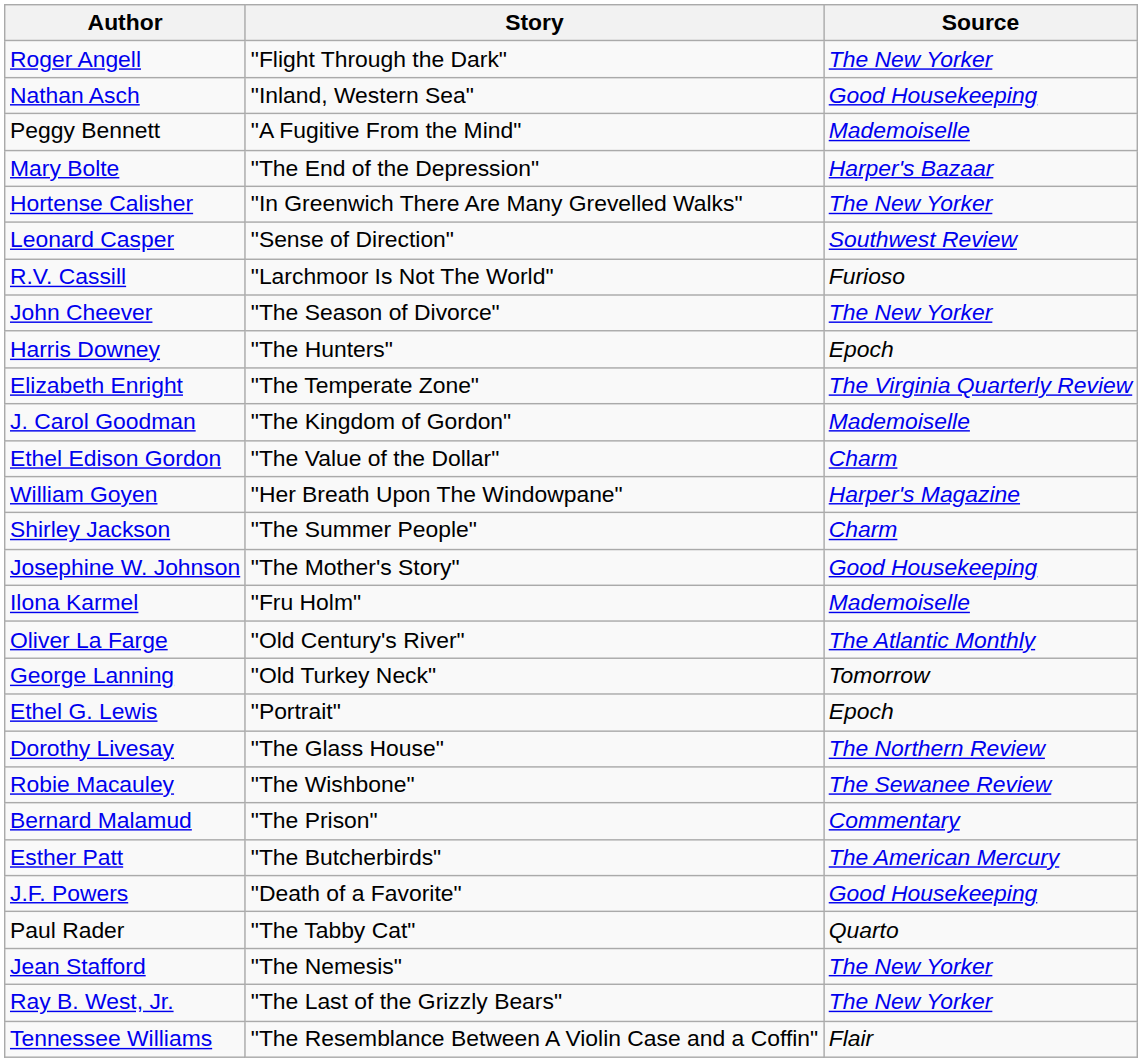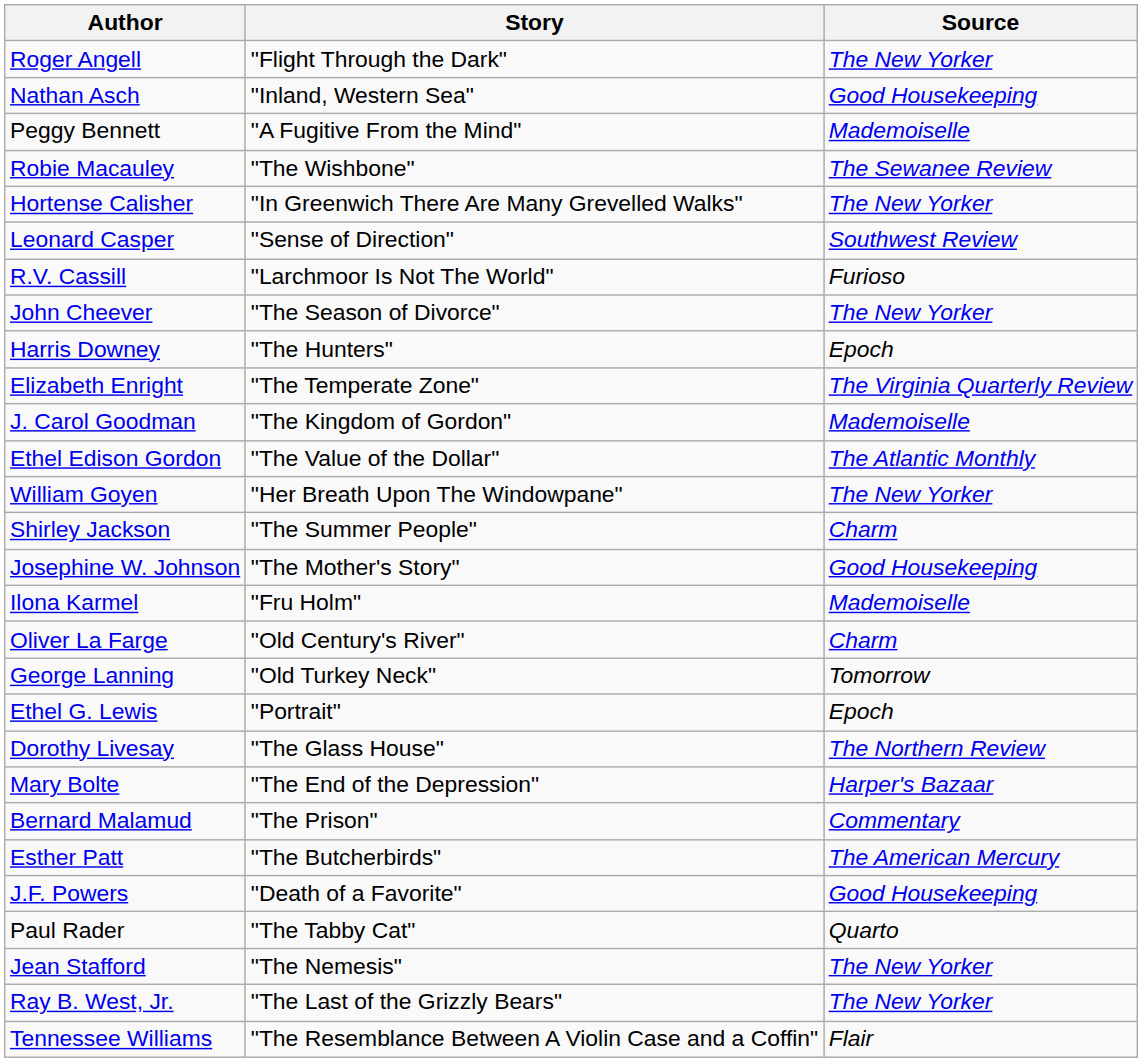rows swapped: (65, 167) <-> (92, 784)
(863, 458) Charm -> (932, 458) The Atlantic Monthly
(924, 494) Harper's Magazine -> (911, 494) The New Yorker
(932, 639) The Atlantic Monthly -> (863, 639) Charm
